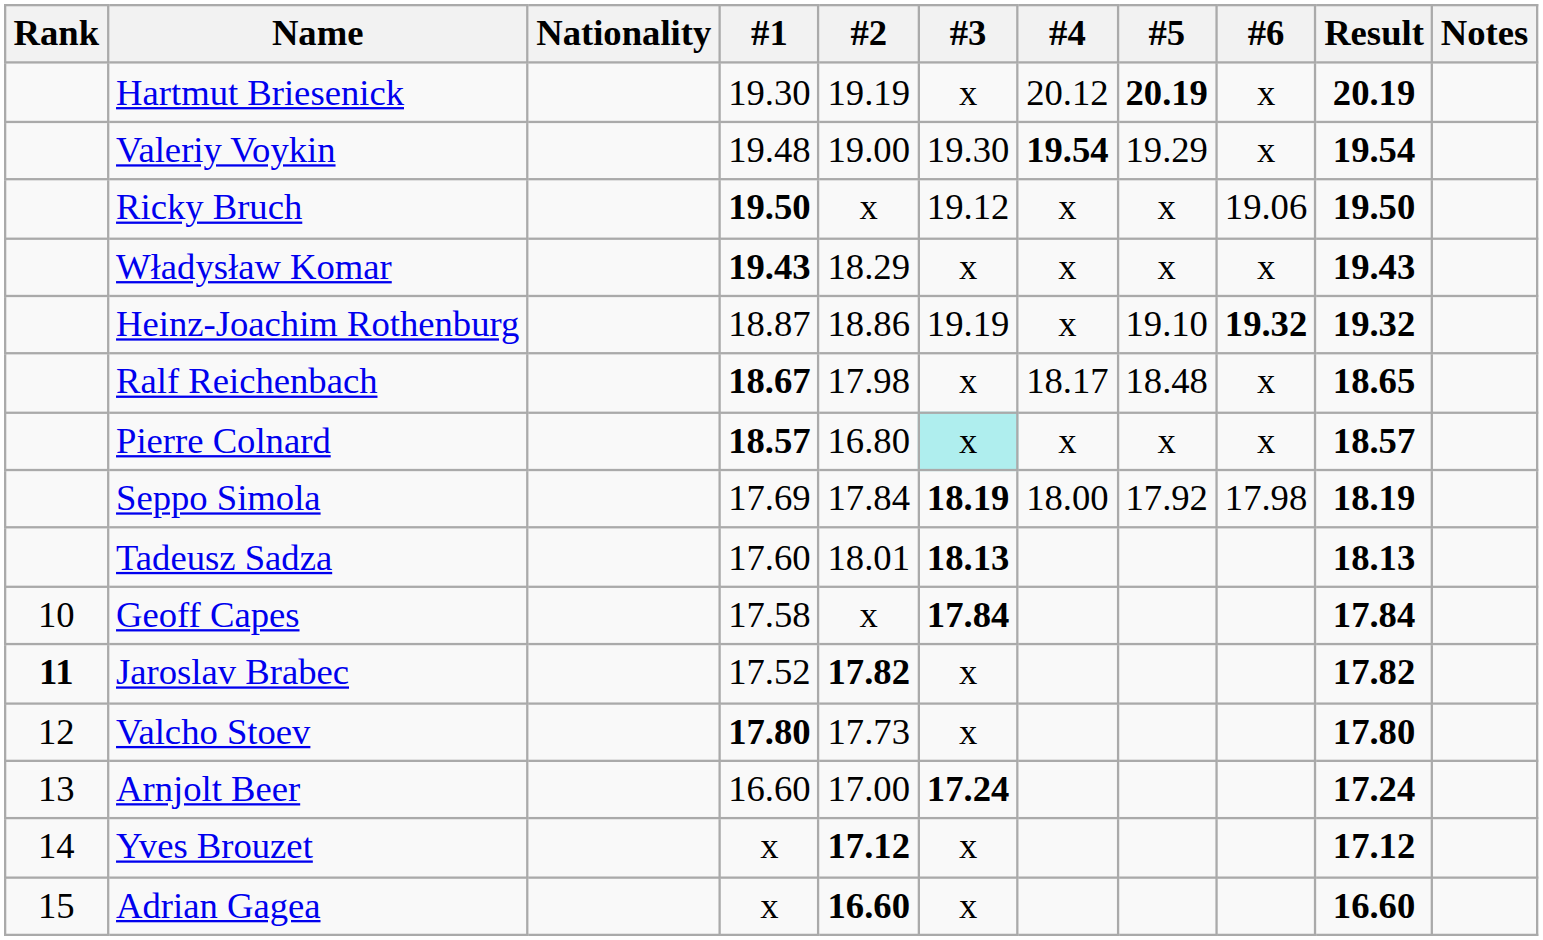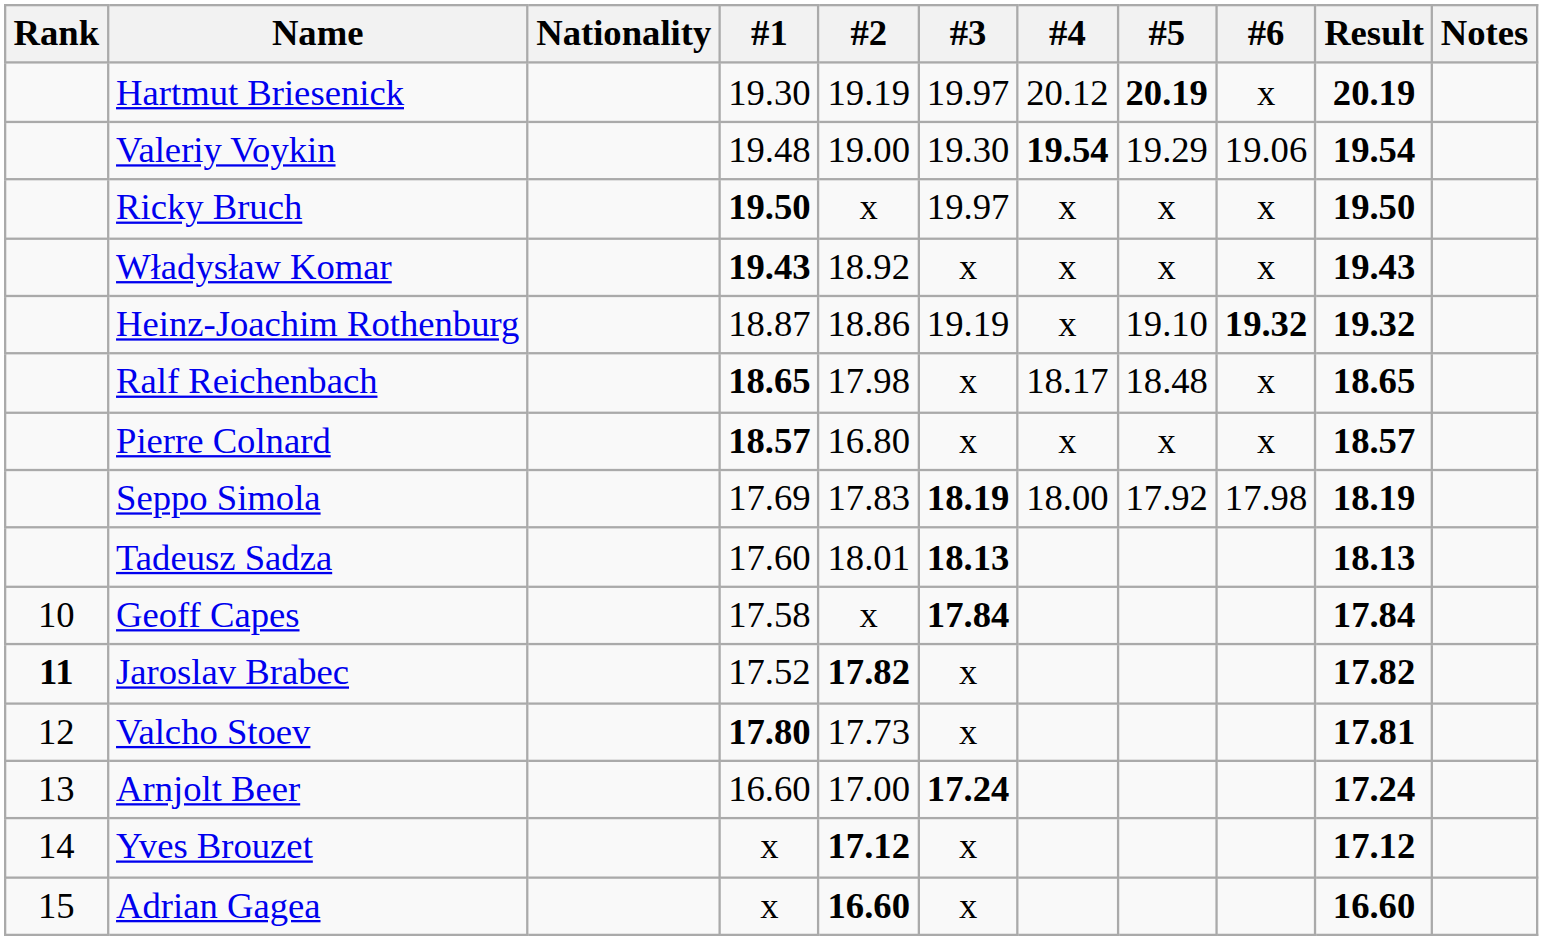(968, 91) x -> (968, 91) 19.97
(1266, 149) x -> (1266, 149) 19.06
(968, 207) 19.12 -> (968, 207) 19.97
(1266, 207) 19.06 -> (1266, 207) x
(869, 265) 18.29 -> (869, 265) 18.92
(769, 382) 18.67 -> (769, 382) 18.65
(968, 440) paleturquoise background -> (968, 440) no background
(869, 498) 17.84 -> (869, 498) 17.83
(1374, 730) 17.80 -> (1374, 730) 17.81
